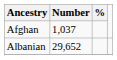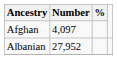(64, 29) 1,037 -> (64, 29) 4,097
(67, 46) 29,652 -> (67, 46) 27,952
